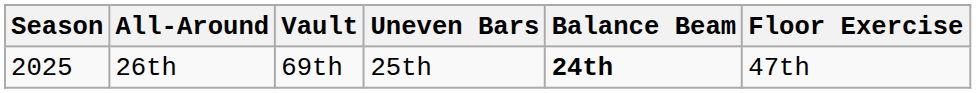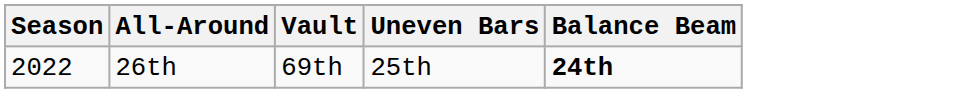- column: (856, 26)
(42, 68) 2025 -> (42, 68) 2022
